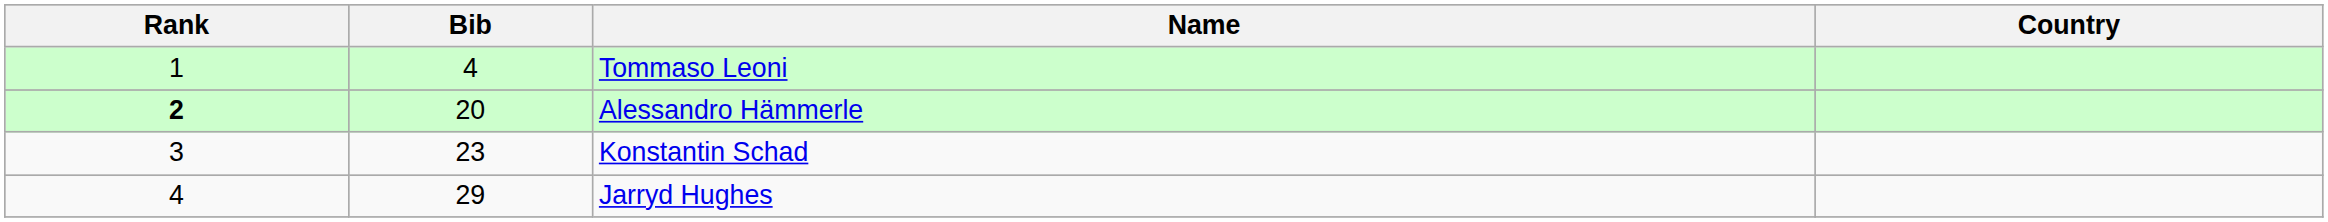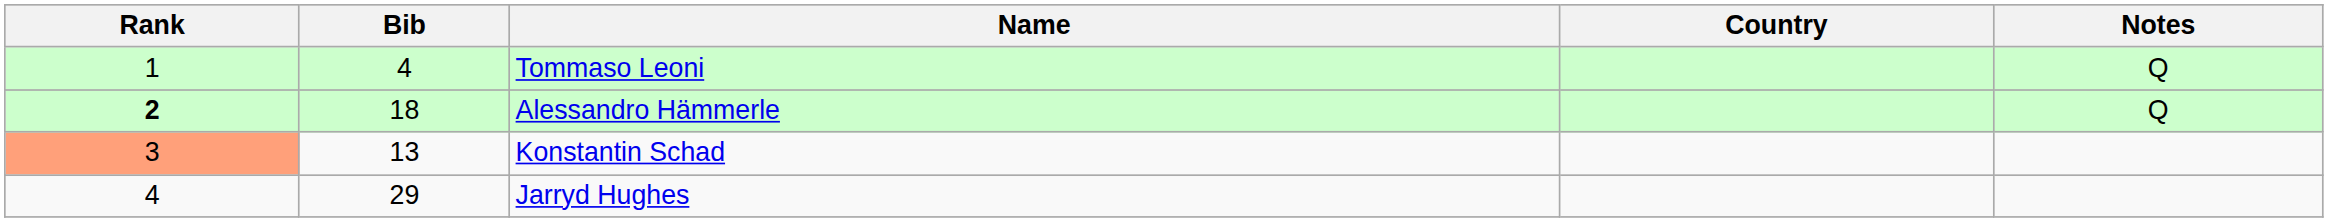+ column: (2158, 25)
(470, 110) 20 -> (404, 110) 18
(176, 152) no background -> (152, 152) lightsalmon background
(470, 152) 23 -> (404, 152) 13
